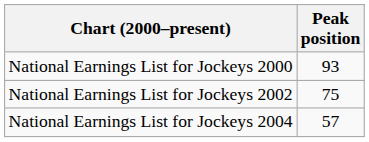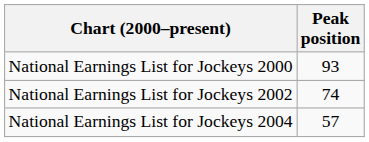(331, 94) 75 -> (331, 94) 74
